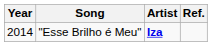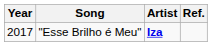(20, 32) 2014 -> (20, 32) 2017
